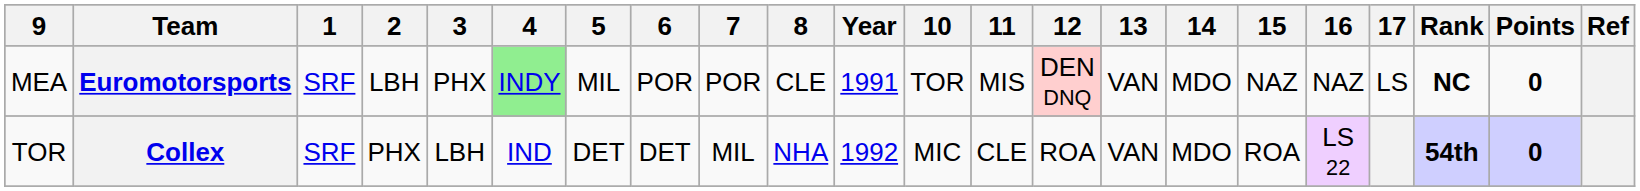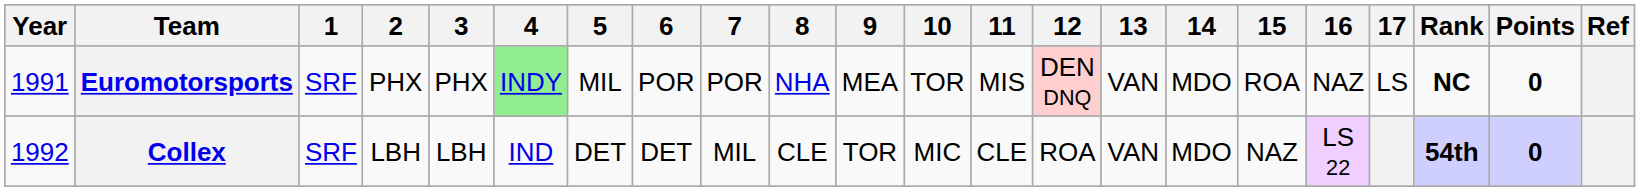columns swapped: (869, 26) <-> (39, 26)
(394, 81) LBH -> (396, 81) PHX
(801, 81) CLE -> (802, 81) NHA
(1272, 81) NAZ -> (1272, 81) ROA
(394, 152) PHX -> (396, 152) LBH
(801, 152) NHA -> (802, 152) CLE
(1272, 152) ROA -> (1272, 152) NAZ
